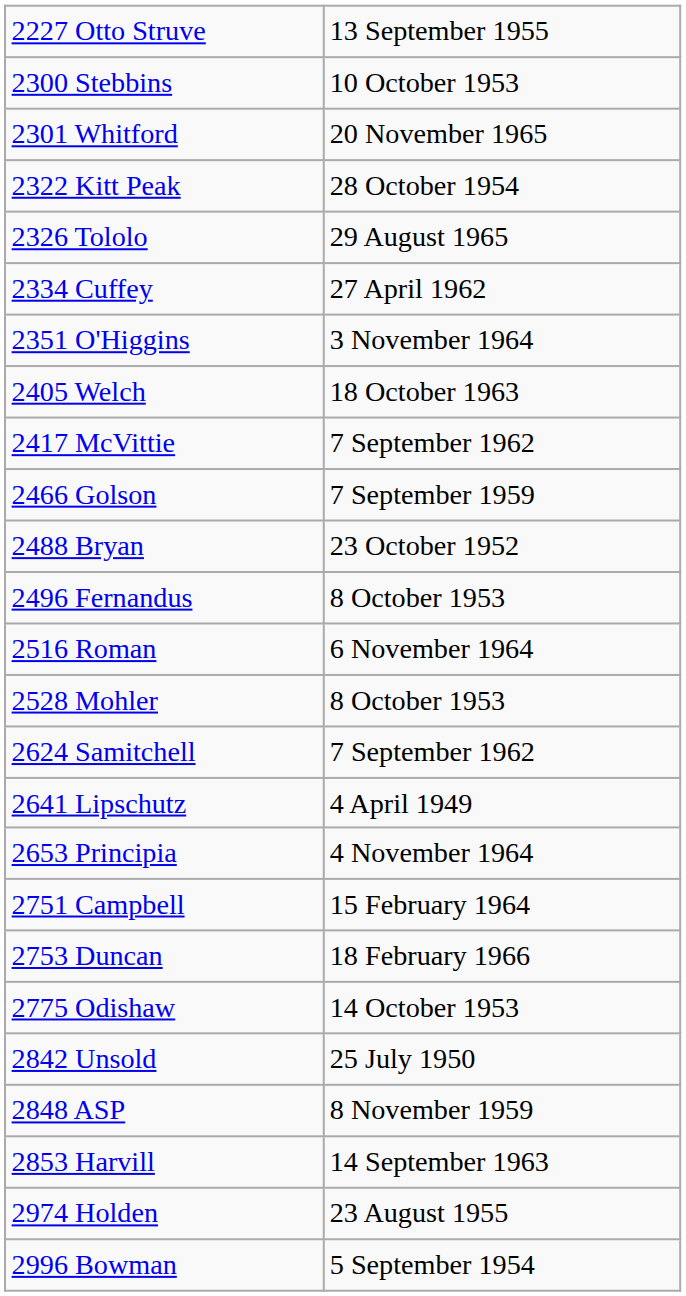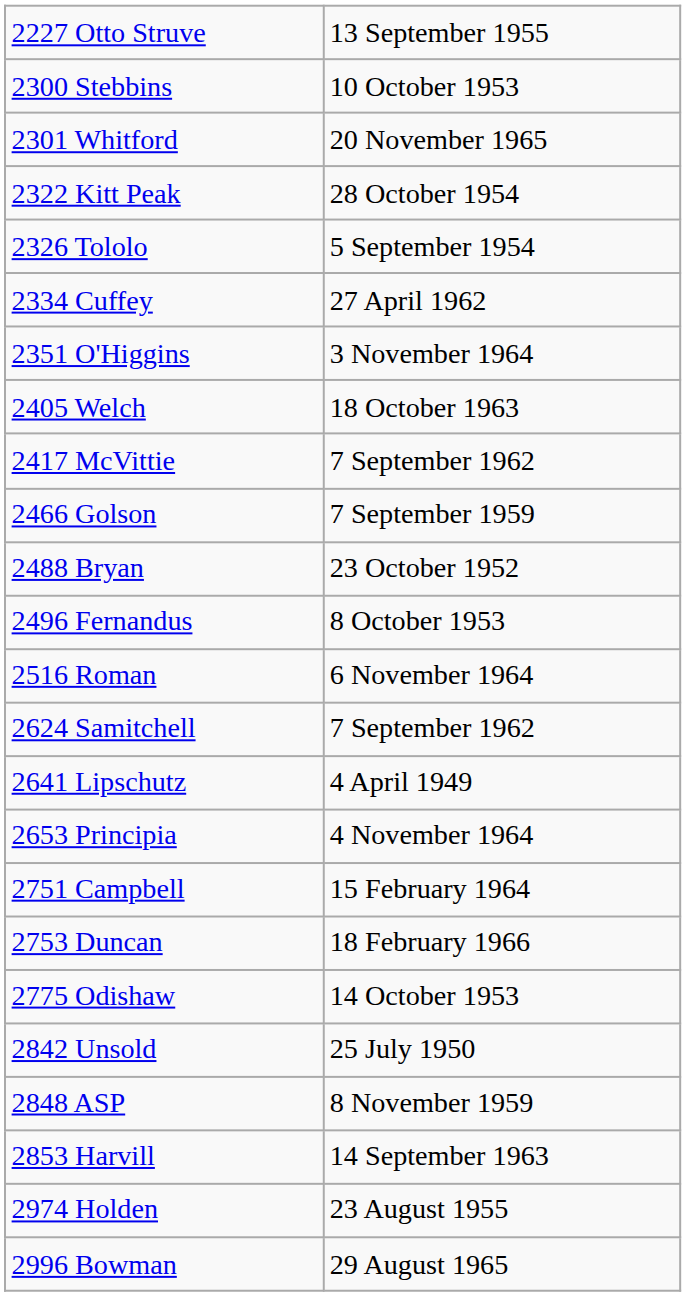(419, 236) 29 August 1965 -> (432, 246) 5 September 1954
- row: (85, 699)
(432, 1264) 5 September 1954 -> (419, 1263) 29 August 1965
